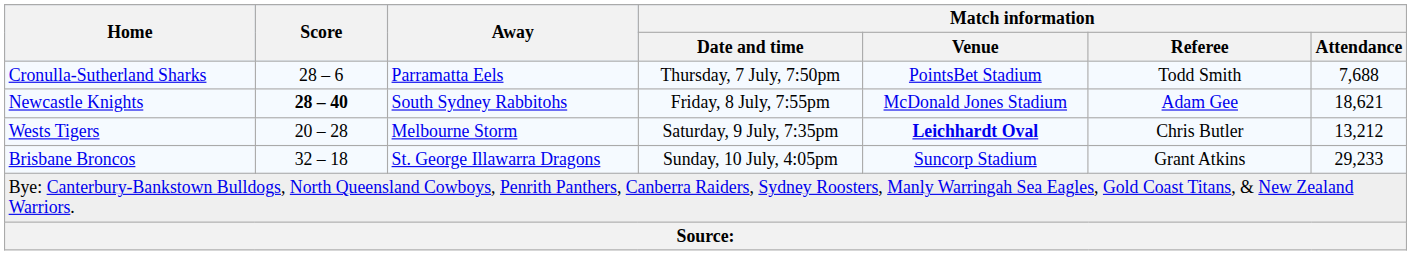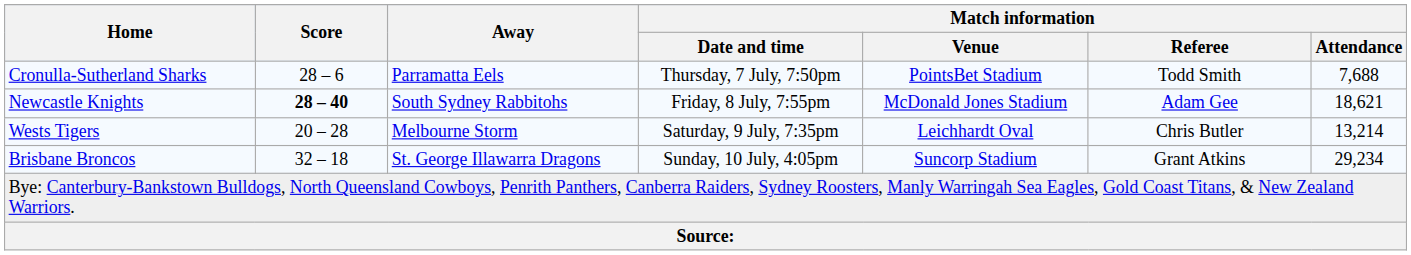(975, 131) bold -> (975, 131) normal
(1359, 131) 13,212 -> (1359, 131) 13,214
(1359, 159) 29,233 -> (1359, 159) 29,234
